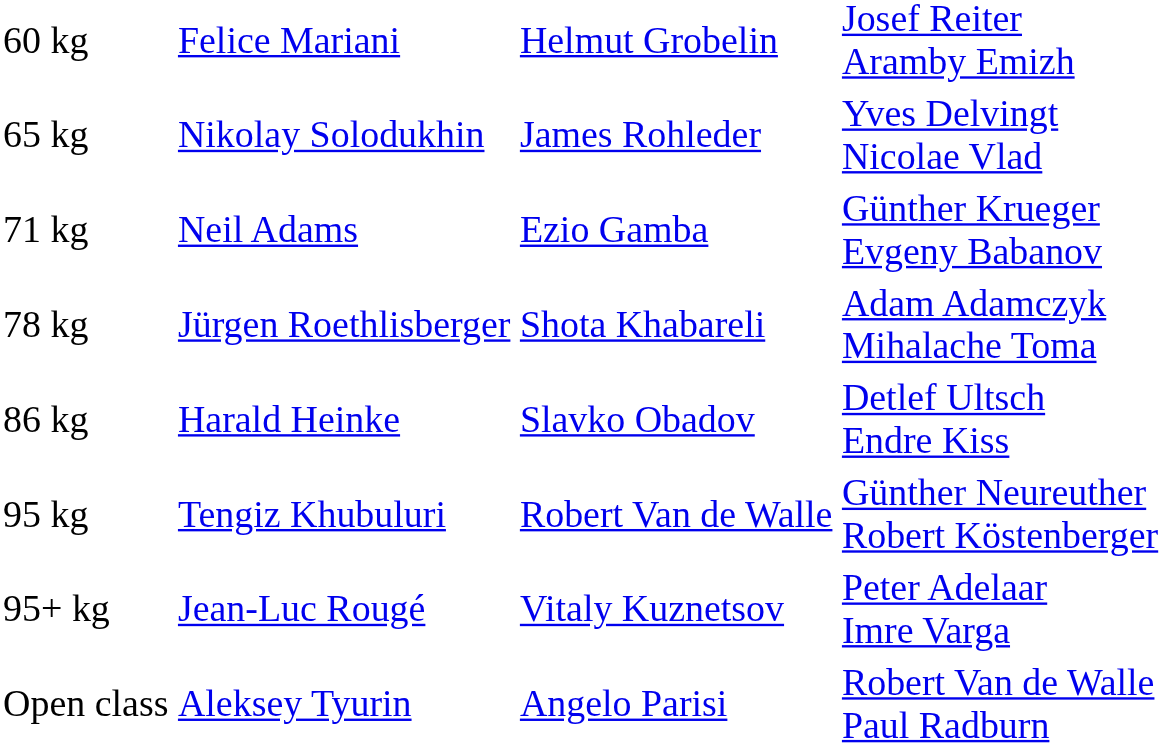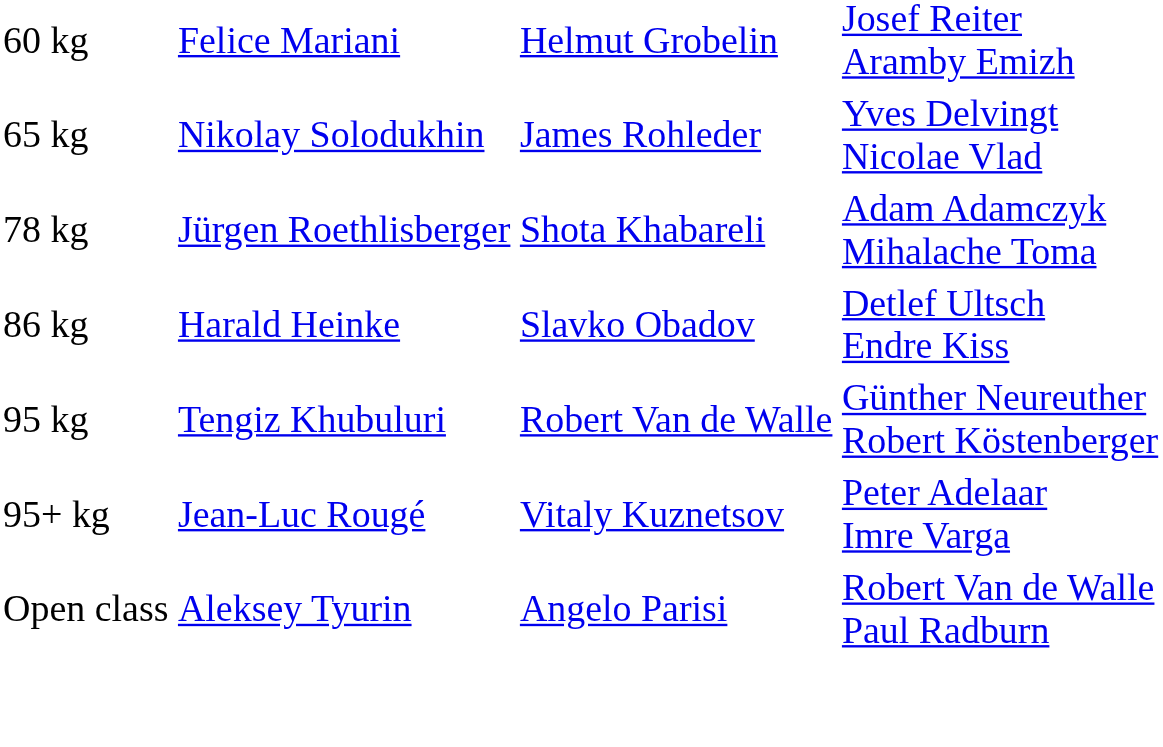- row: (46, 229)
